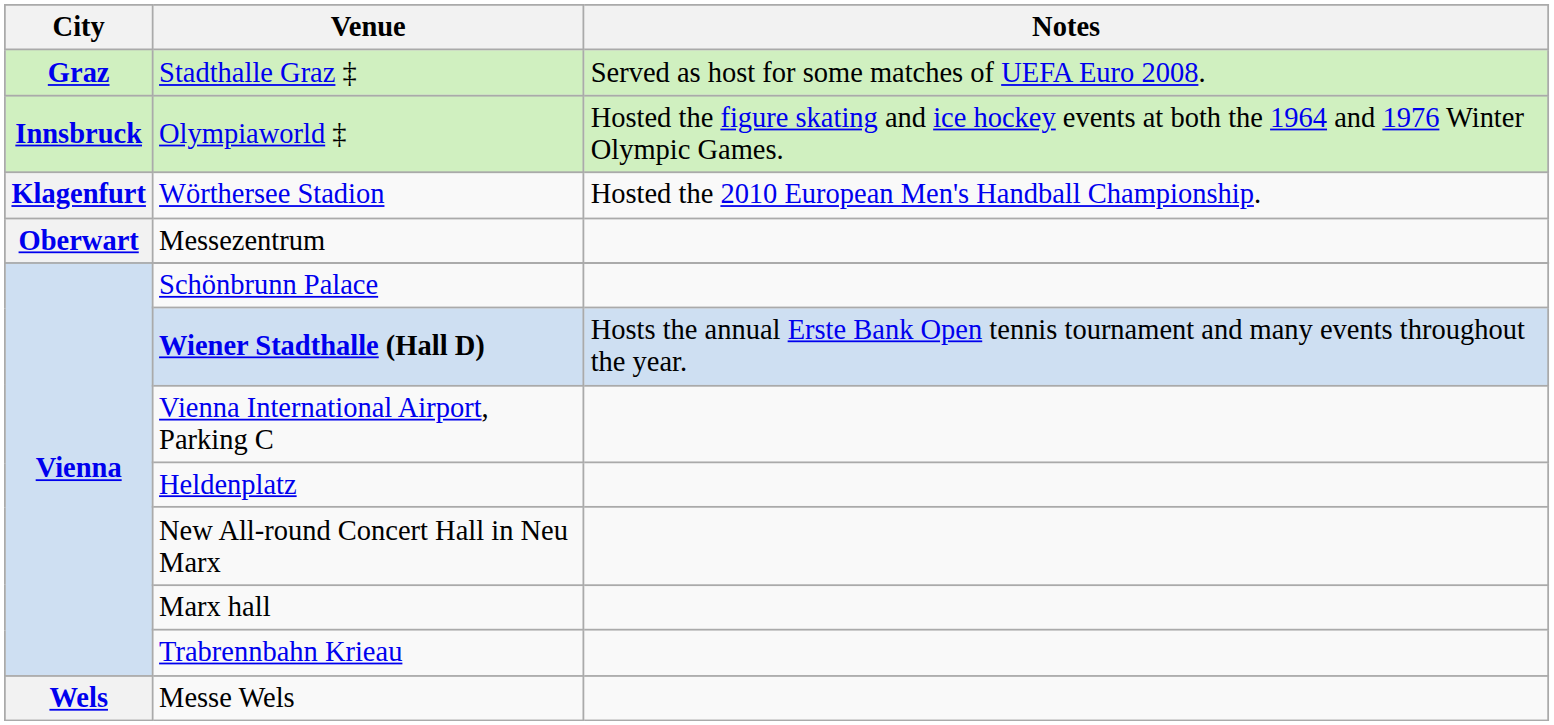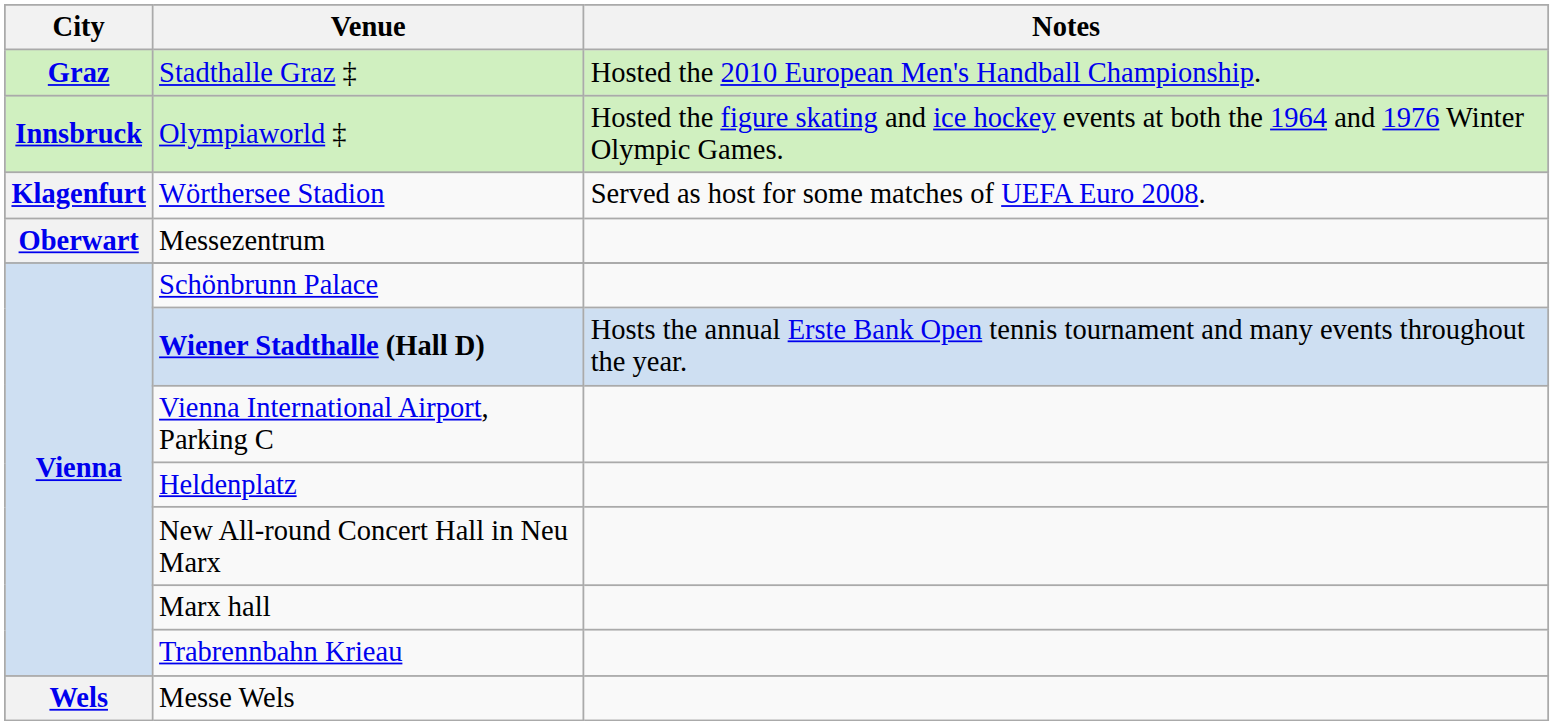(898, 72) Served as host for some matches of UEFA Euro 2008. -> (926, 72) Hosted the 2010 European Men's Handball Championship.
(926, 194) Hosted the 2010 European Men's Handball Championship. -> (898, 194) Served as host for some matches of UEFA Euro 2008.
